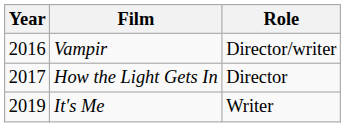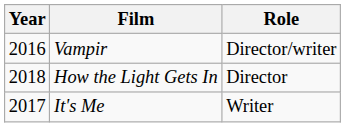(27, 77) 2017 -> (27, 77) 2018
(27, 106) 2019 -> (27, 106) 2017
